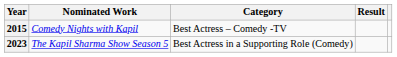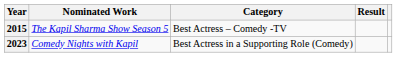(85, 28) Comedy Nights with Kapil -> (100, 28) The Kapil Sharma Show Season 5
(100, 44) The Kapil Sharma Show Season 5 -> (85, 44) Comedy Nights with Kapil
